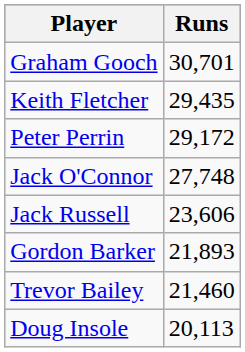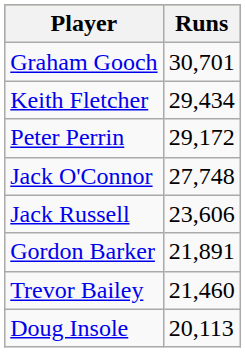(202, 99) 29,435 -> (202, 99) 29,434
(202, 251) 21,893 -> (202, 251) 21,891
